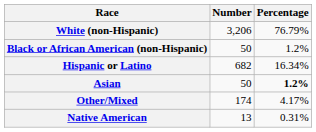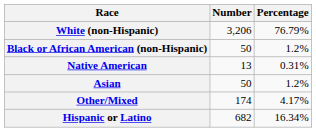rows swapped: (107, 118) <-> (107, 65)
(296, 83) bold -> (297, 83) normal
